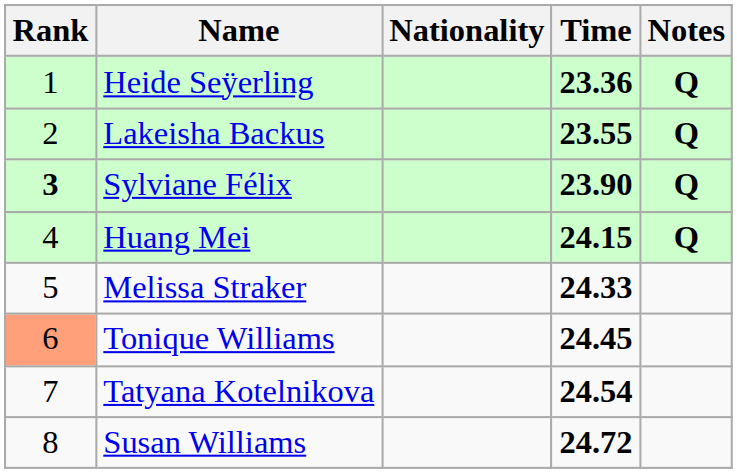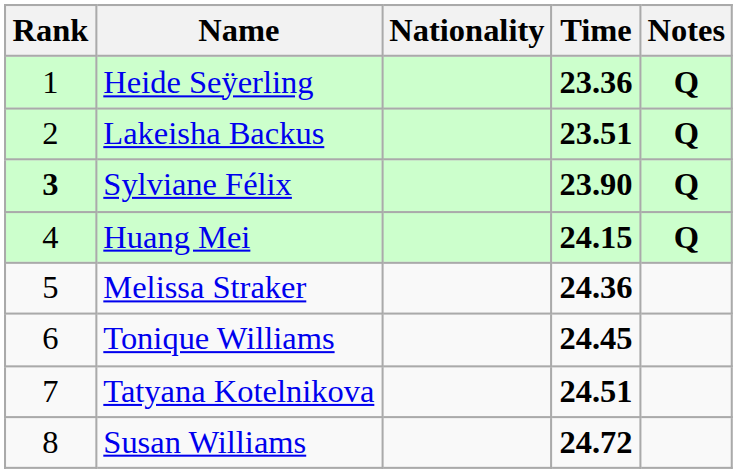(596, 133) 23.55 -> (596, 133) 23.51
(596, 287) 24.33 -> (596, 287) 24.36
(50, 339) lightsalmon background -> (50, 339) no background
(596, 390) 24.54 -> (596, 390) 24.51
